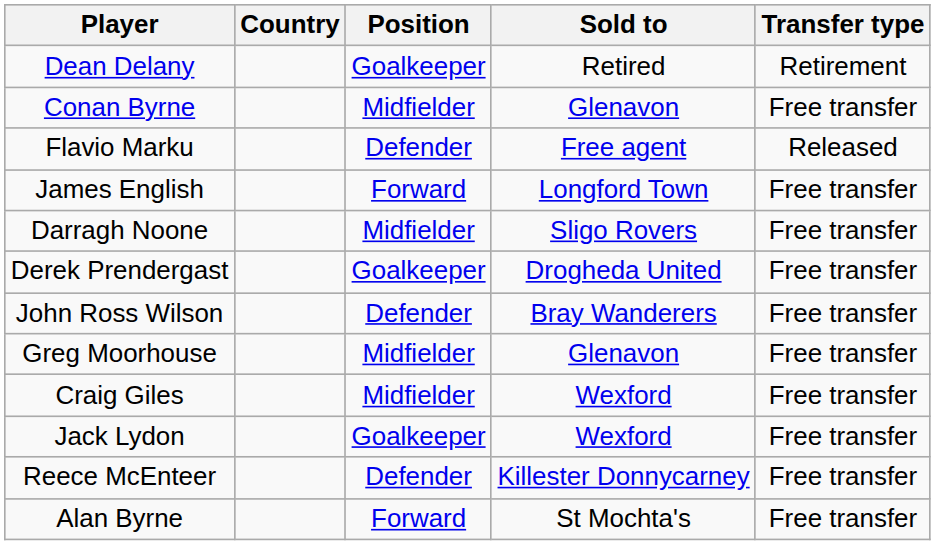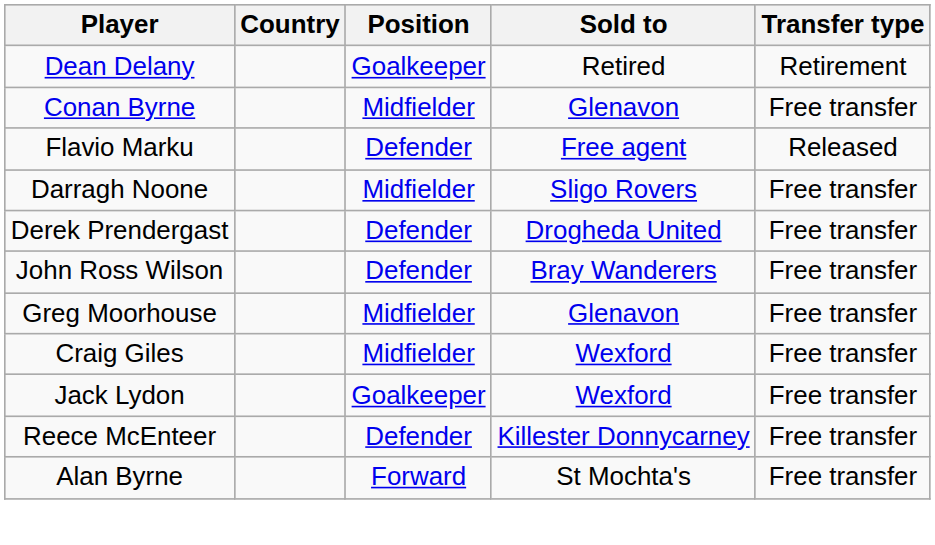- row: (120, 189)
(419, 271) Goalkeeper -> (419, 230) Defender
